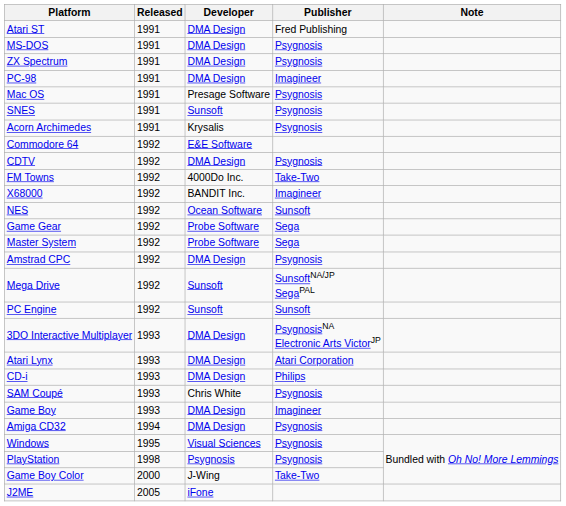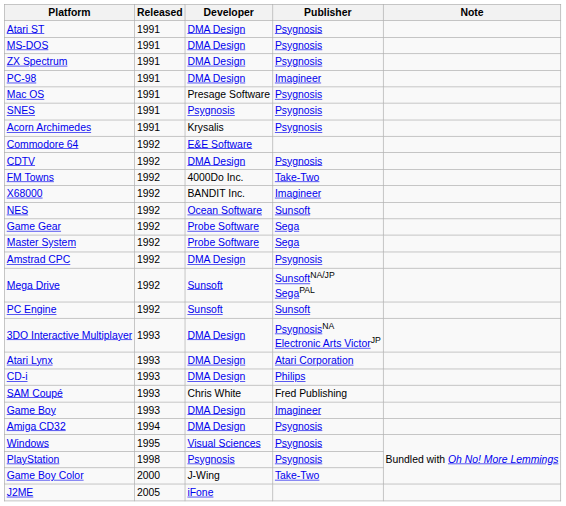(311, 29) Fred Publishing -> (299, 29) Psygnosis
(205, 111) Sunsoft -> (211, 111) Psygnosis
(299, 393) Psygnosis -> (311, 393) Fred Publishing
